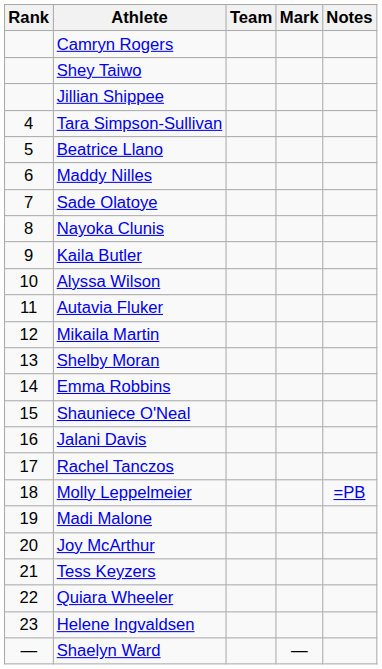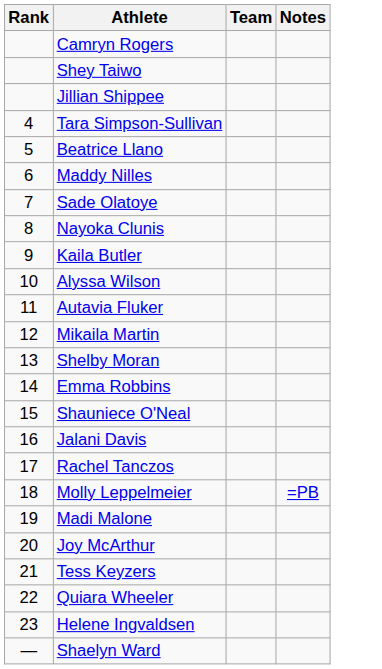- column: (299, 17)
